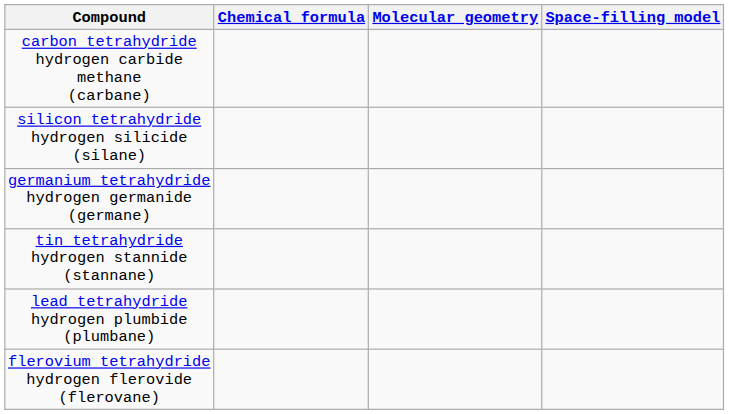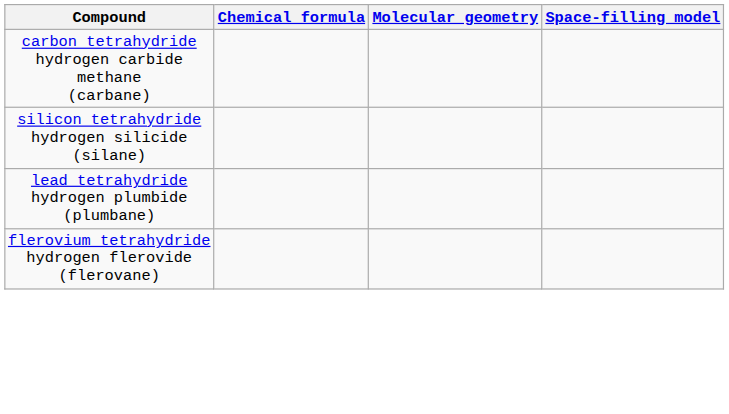- row: (109, 198)
- row: (109, 259)
